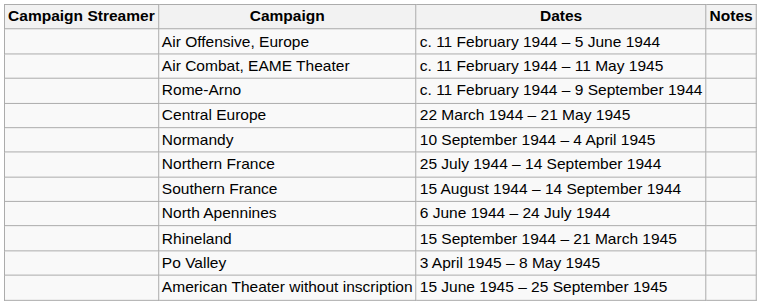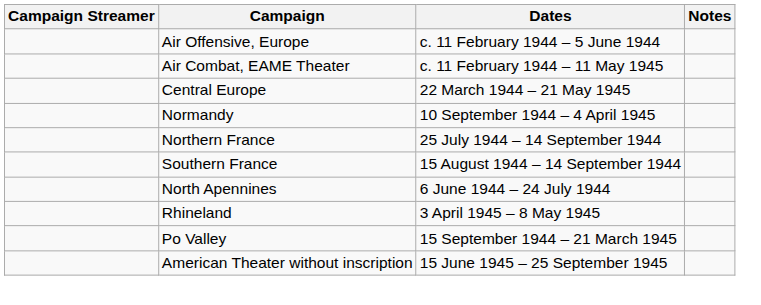- row: (202, 90)
(548, 238) 15 September 1944 – 21 March 1945 -> (510, 213) 3 April 1945 – 8 May 1945
(510, 262) 3 April 1945 – 8 May 1945 -> (548, 238) 15 September 1944 – 21 March 1945
